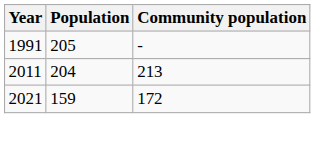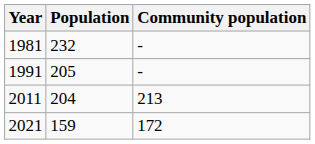+ row: (25, 44)
